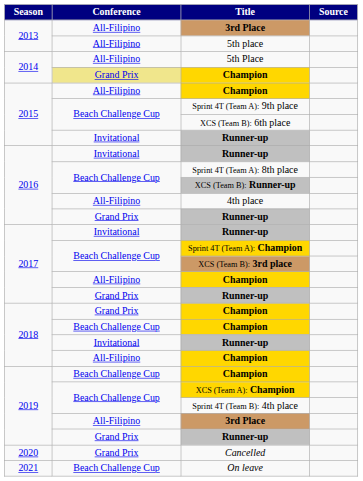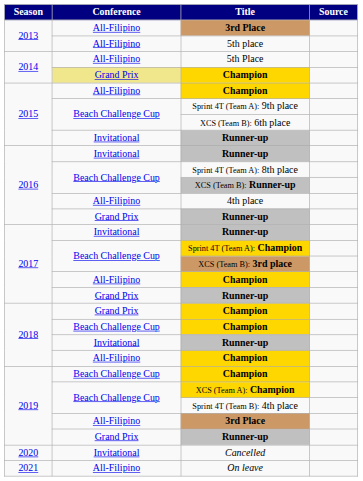(117, 452) Grand Prix -> (117, 452) Invitational
(117, 468) Beach Challenge Cup -> (117, 468) All-Filipino
